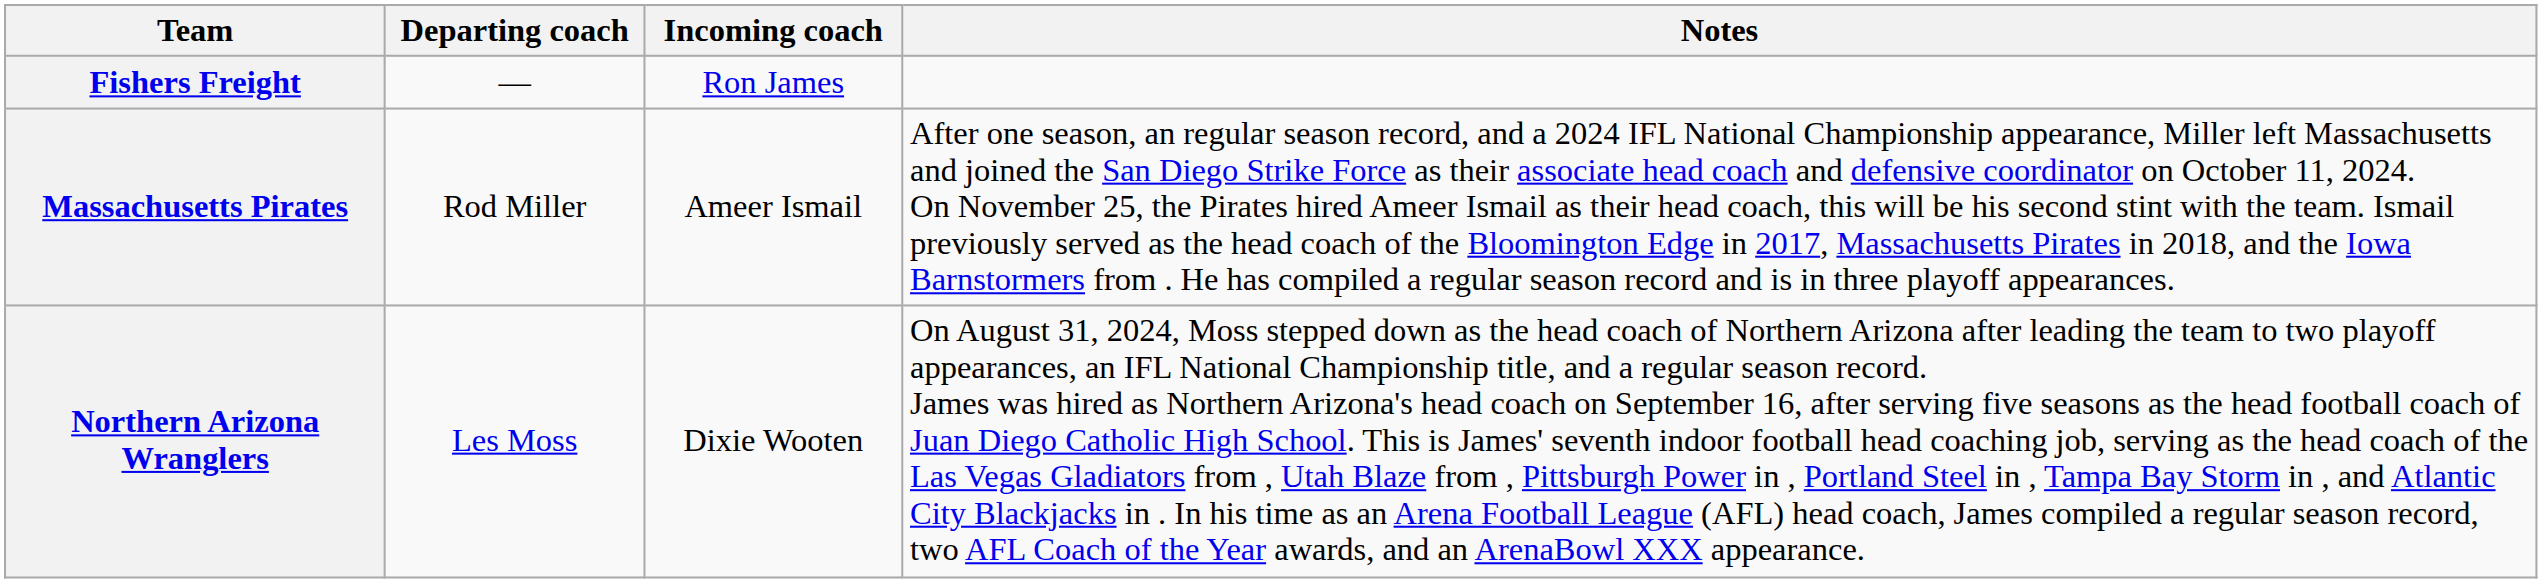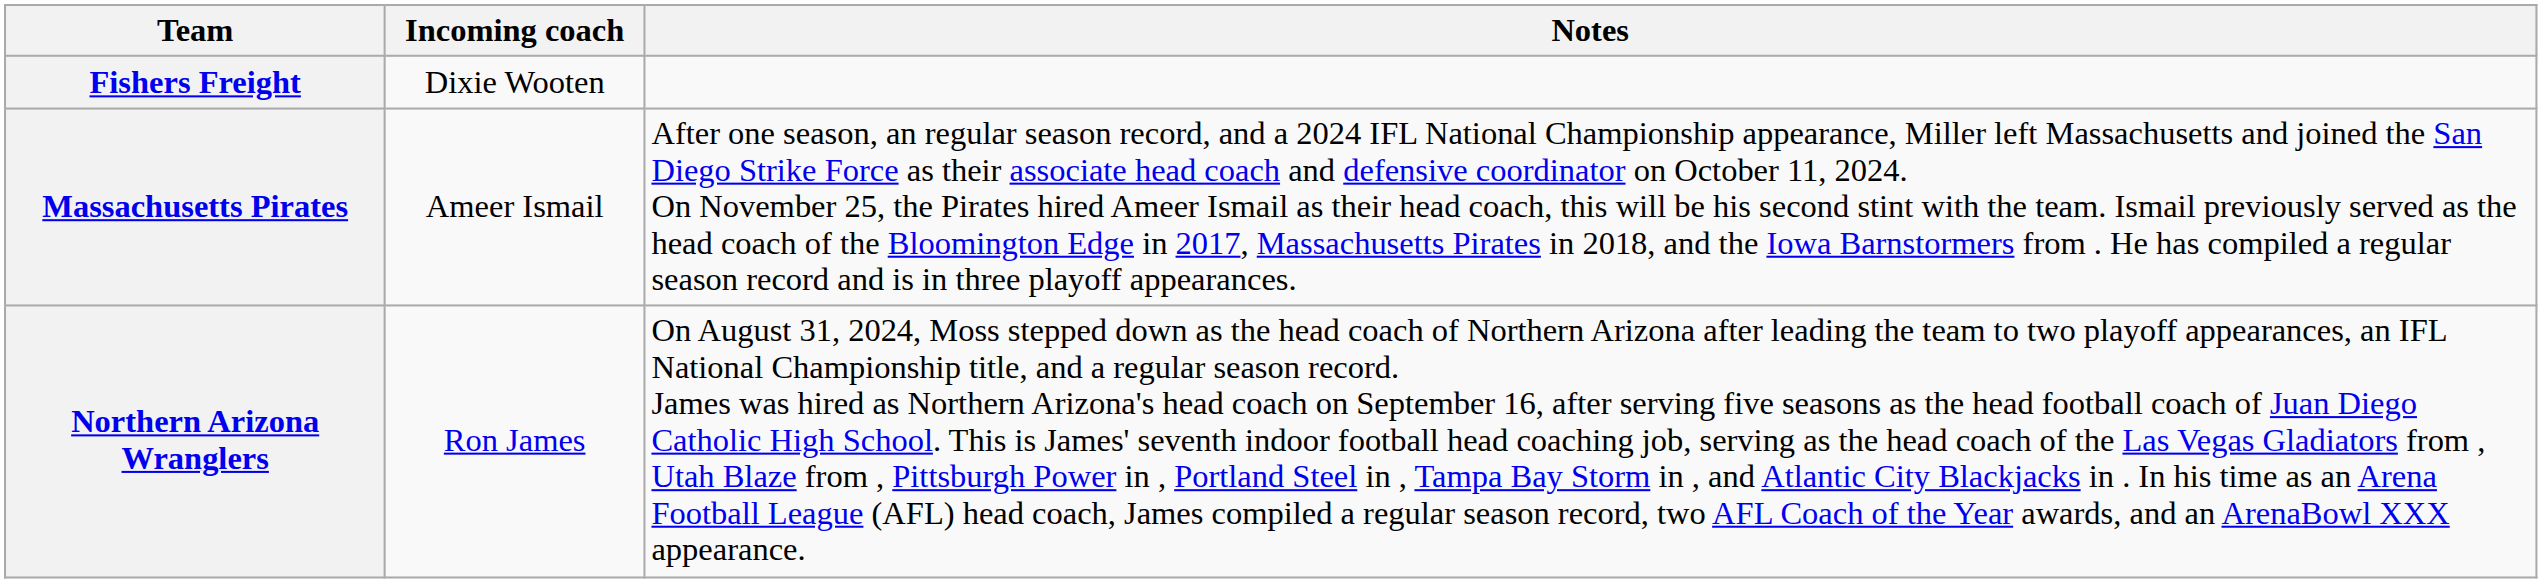- column: (515, 30)
(773, 81) Ron James -> (515, 81) Dixie Wooten
(773, 440) Dixie Wooten -> (515, 440) Ron James
